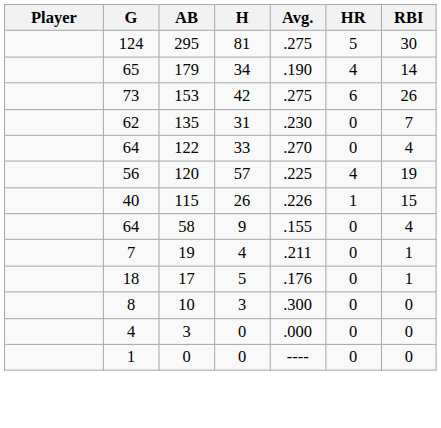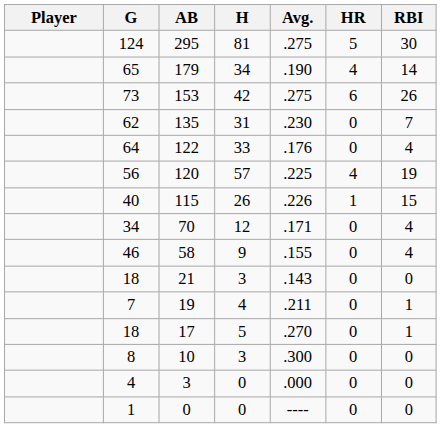(298, 148) .270 -> (298, 148) .176
+ row: (187, 226)
(131, 226) 64 -> (131, 252) 46
+ row: (187, 278)
(298, 278) .176 -> (298, 331) .270
